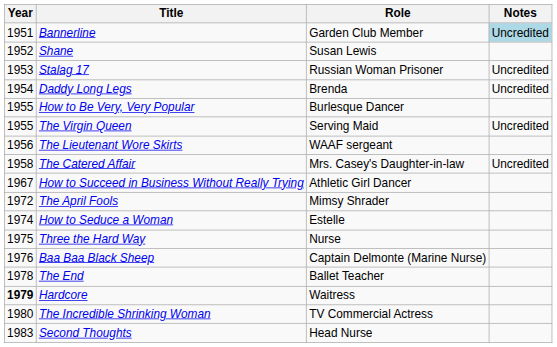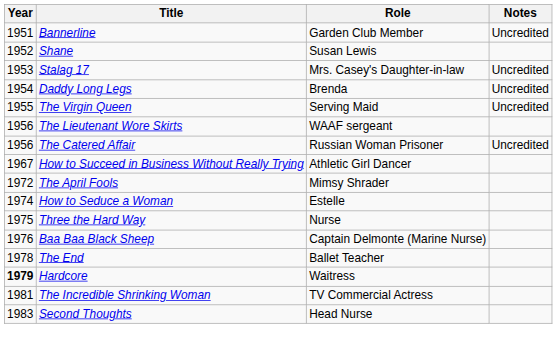(520, 32) lightblue background -> (520, 32) no background
(376, 70) Russian Woman Prisoner -> (387, 70) Mrs. Casey's Daughter-in-law
- row: (117, 107)
(20, 164) 1958 -> (20, 145) 1956
(387, 164) Mrs. Casey's Daughter-in-law -> (376, 145) Russian Woman Prisoner
(20, 314) 1980 -> (20, 295) 1981
